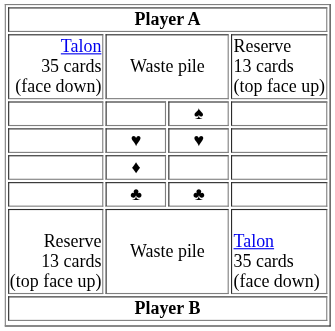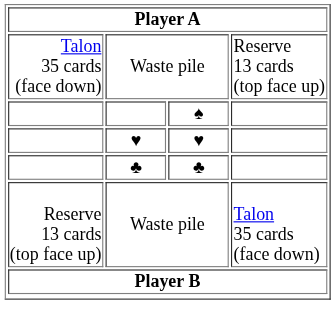- row: (56, 168)
